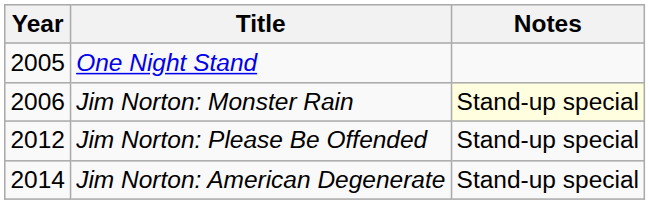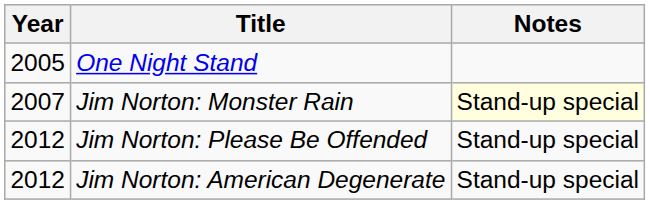(38, 101) 2006 -> (38, 101) 2007
(38, 179) 2014 -> (38, 179) 2012
